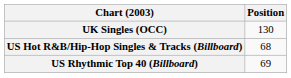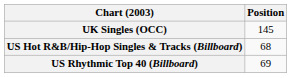(266, 30) 130 -> (266, 30) 145
